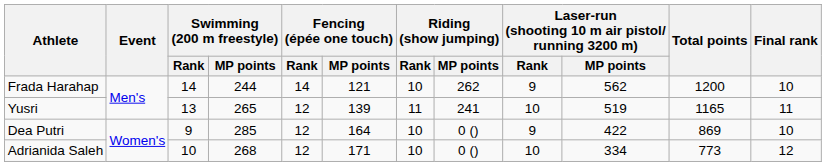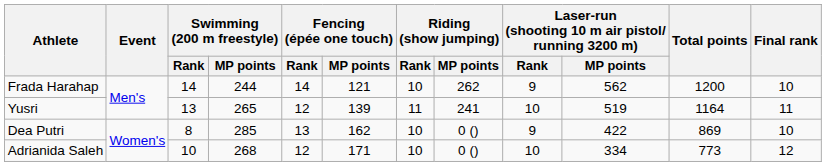(710, 109) 1165 -> (710, 109) 1164
(189, 130) 9 -> (189, 130) 8
(302, 130) 12 -> (302, 130) 13
(359, 130) 164 -> (359, 130) 162
